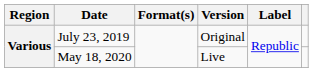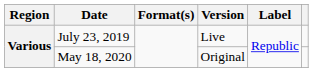(223, 36) Original -> (213, 36) Live
(213, 57) Live -> (223, 57) Original
